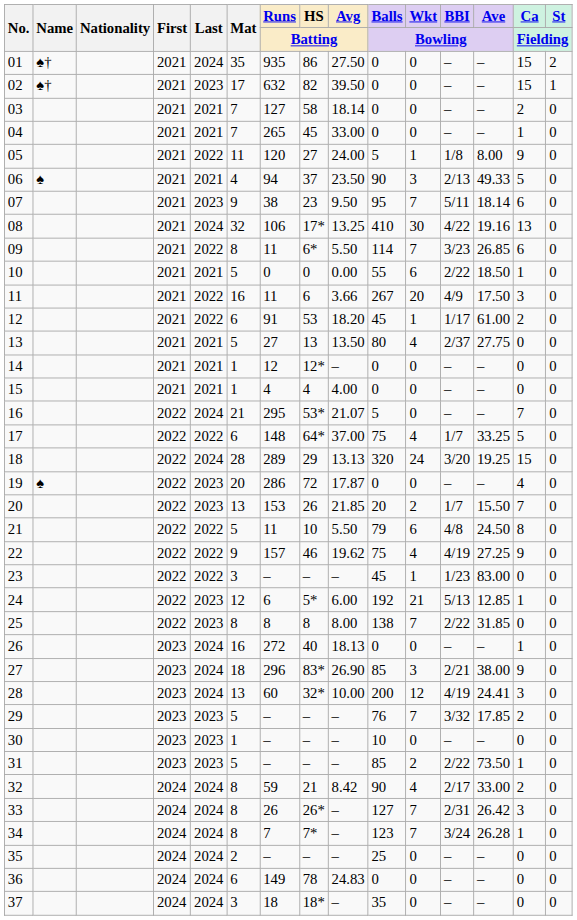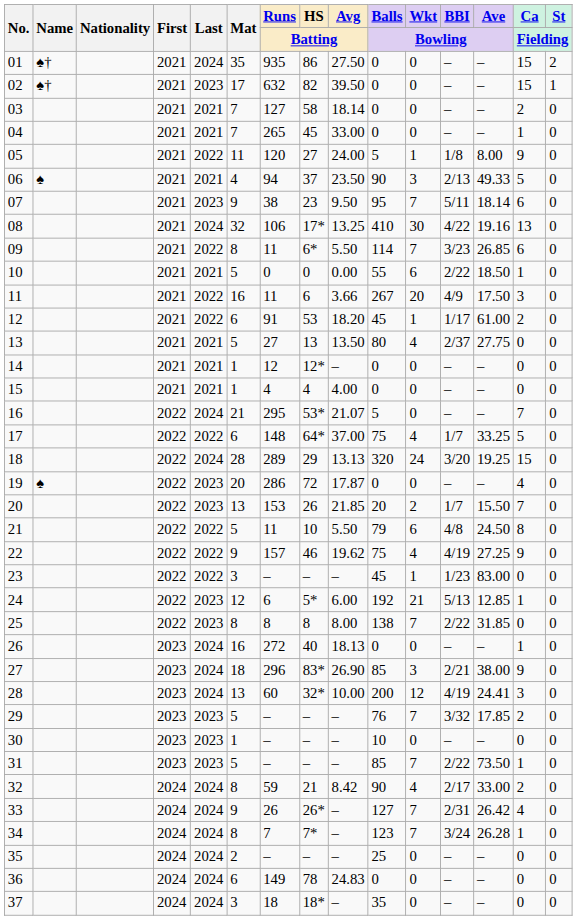(413, 763) 2 -> (413, 763) 7
(234, 809) 8 -> (234, 809) 9
(521, 809) 3 -> (521, 809) 4
